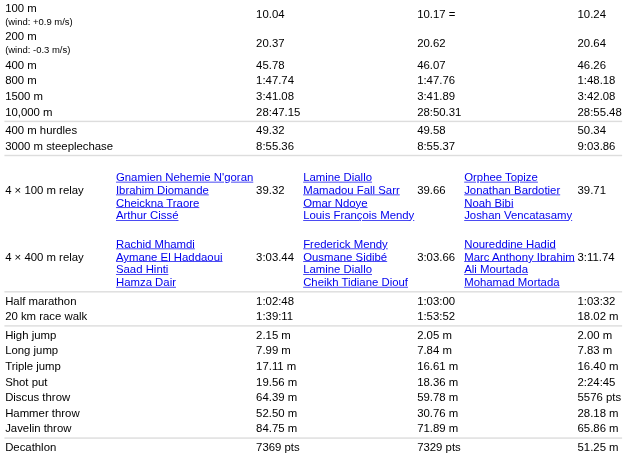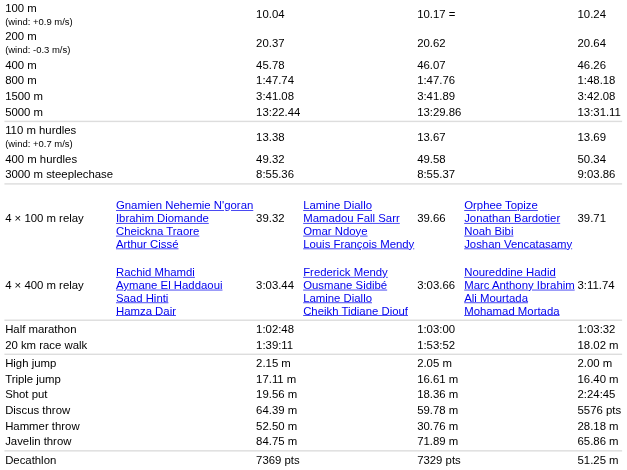+ row: (24, 112)
- row: (29, 112)
+ row: (41, 137)
- row: (32, 350)
